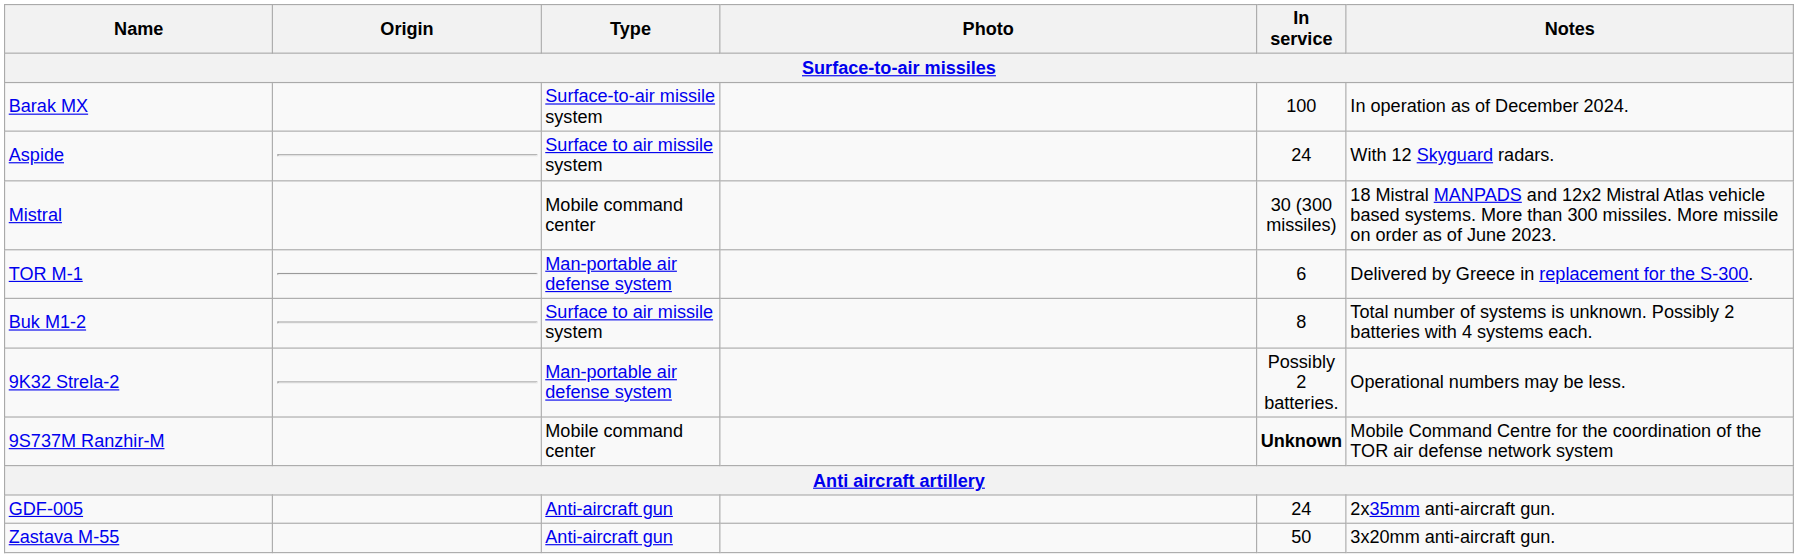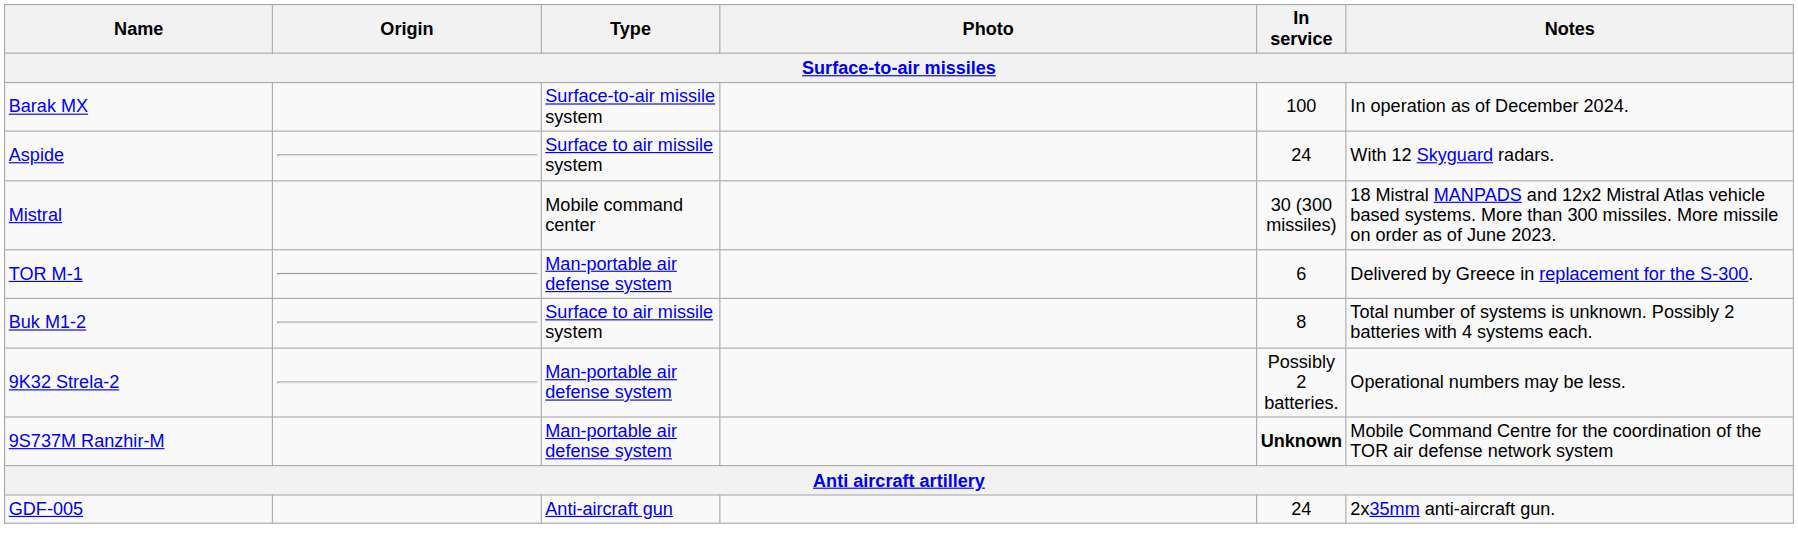(614, 441) Mobile command center -> (611, 441) Man-portable air defense system
- row: (64, 537)
